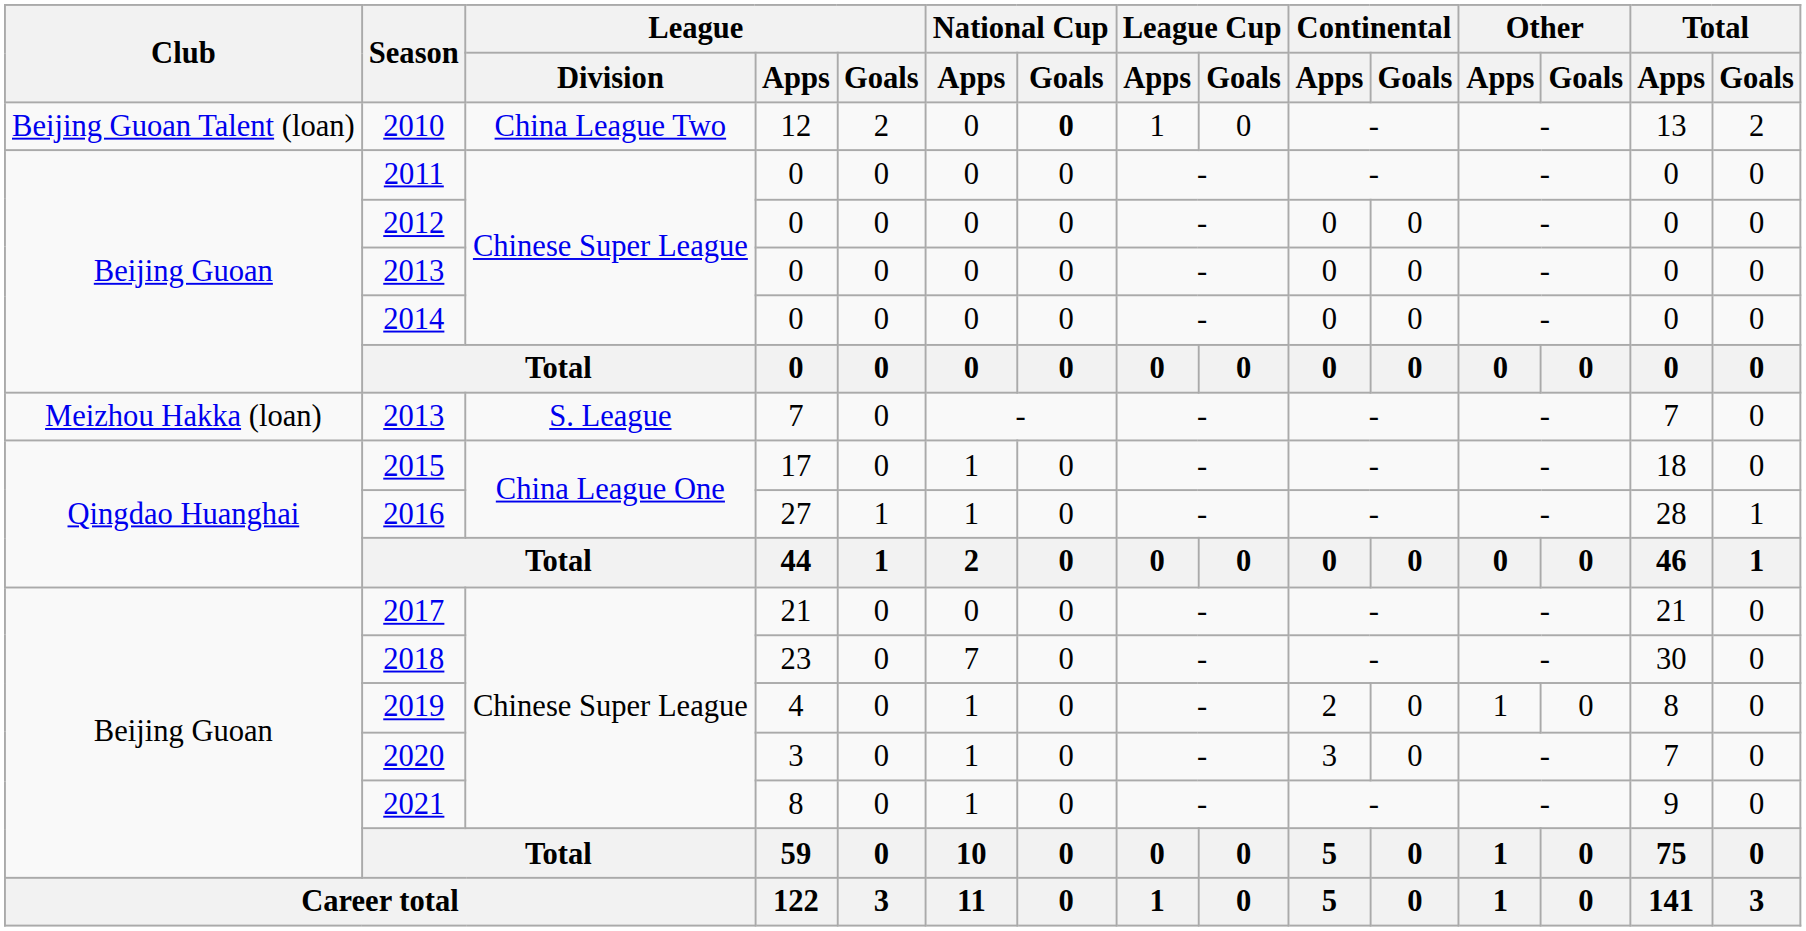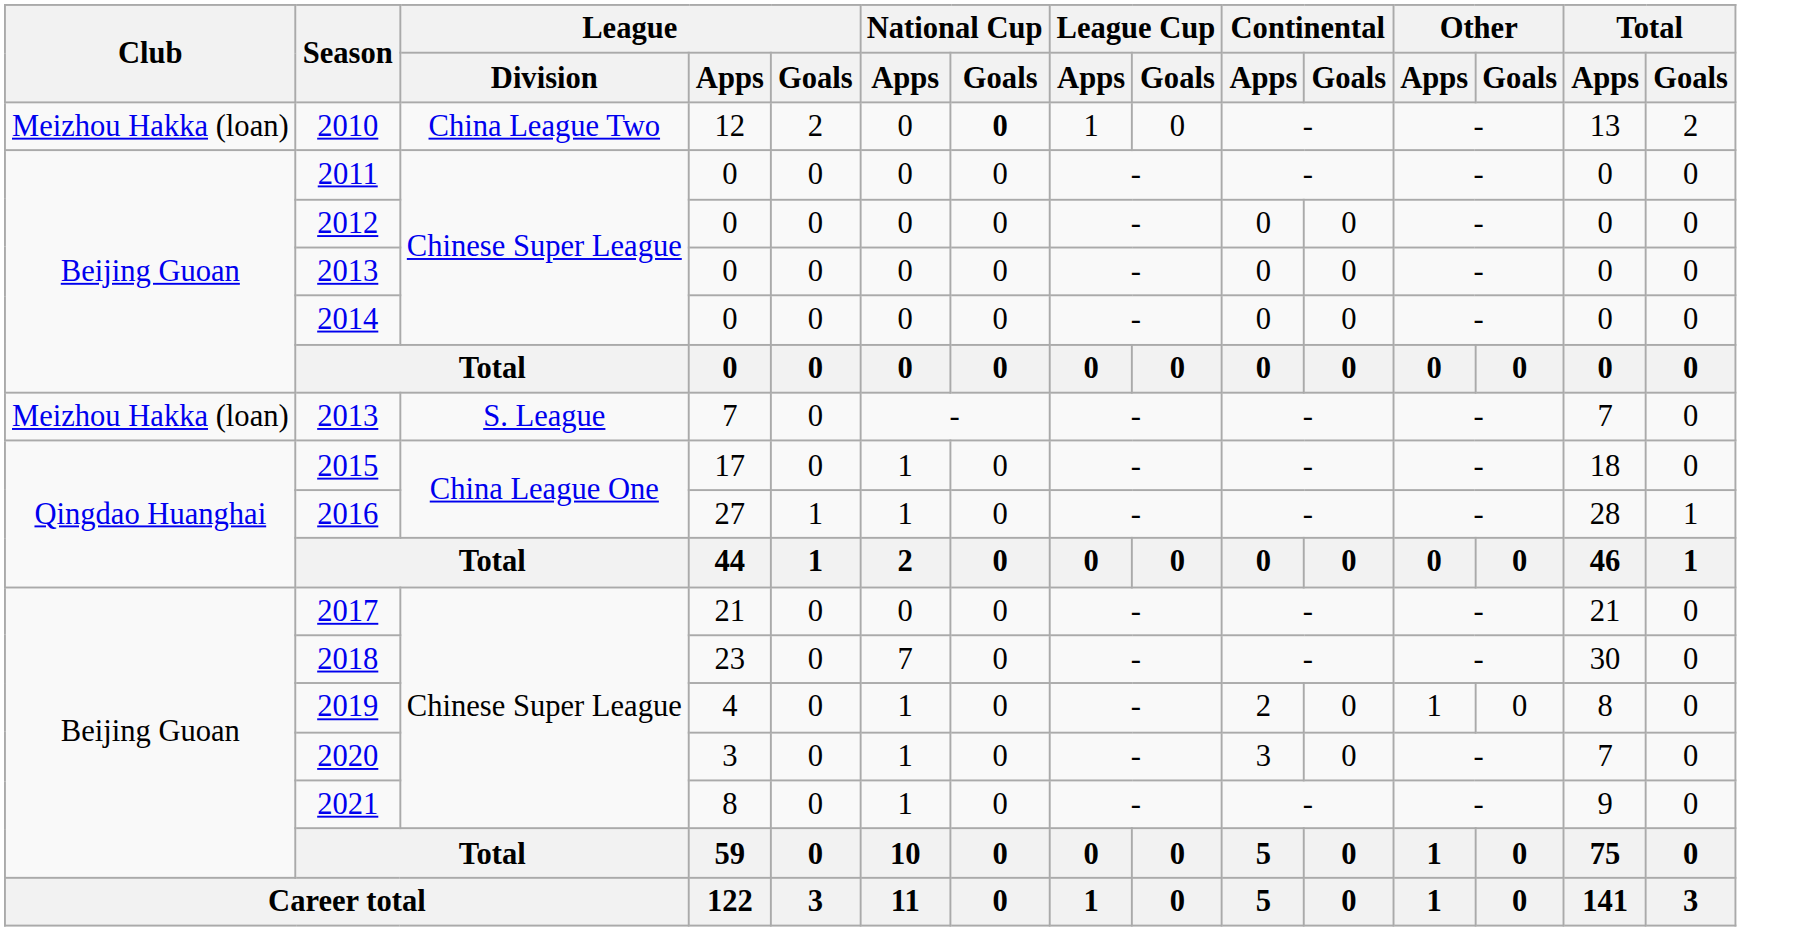(183, 125) Beijing Guoan Talent (loan) -> (150, 125) Meizhou Hakka (loan)
